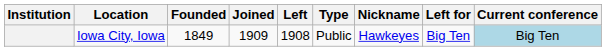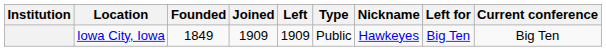(295, 35) 1908 -> (295, 35) 1909
(537, 35) lightblue background -> (537, 35) no background
